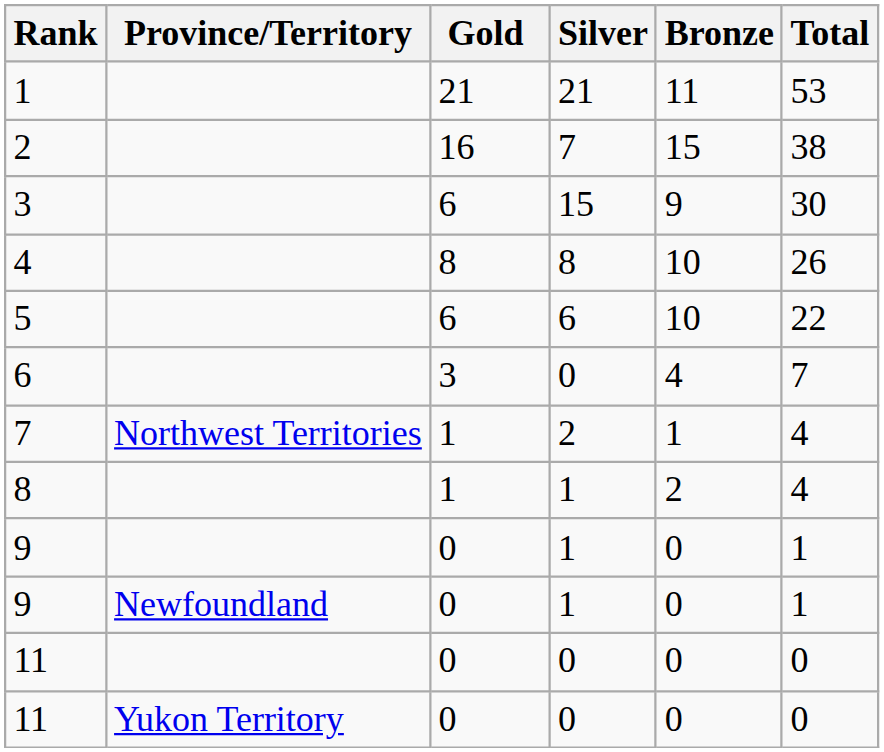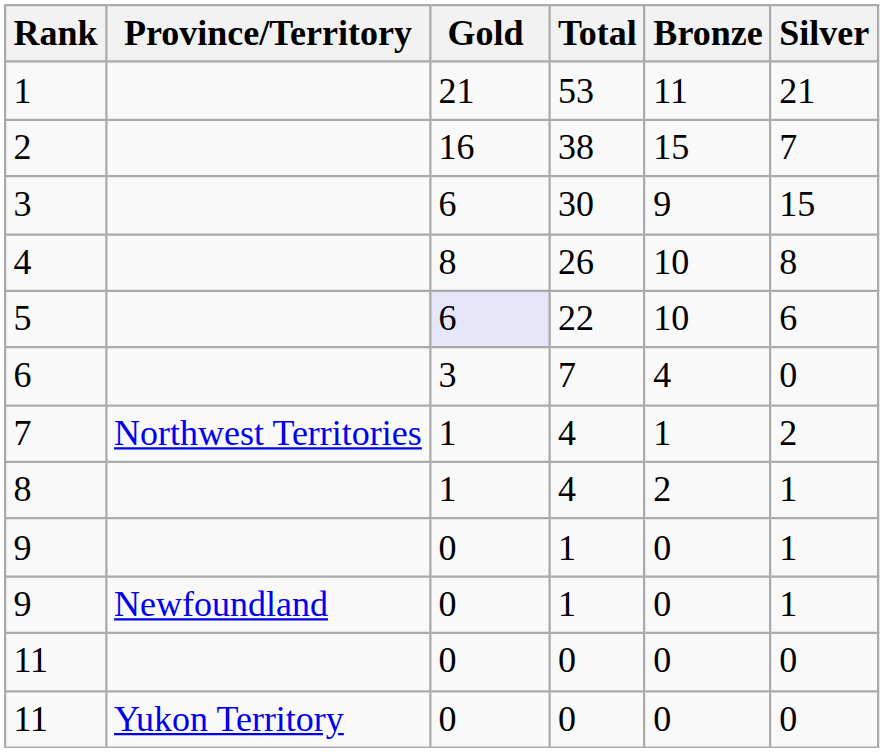columns swapped: (603, 33) <-> (830, 33)
(447, 318) no background -> (447, 318) lavender background
